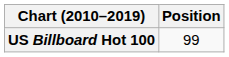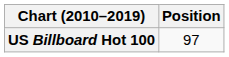(191, 39) 99 -> (191, 39) 97
